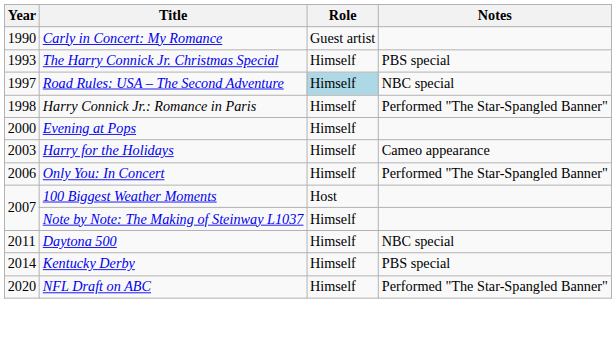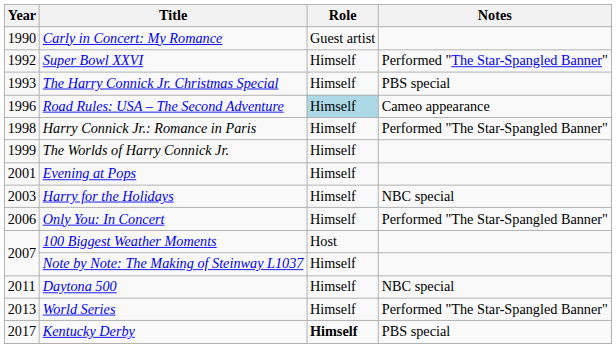+ row: (93, 60)
(22, 83) 1997 -> (22, 106) 1996
(418, 83) NBC special -> (436, 106) Cameo appearance
+ row: (136, 151)
(22, 128) 2000 -> (22, 173) 2001
(436, 151) Cameo appearance -> (418, 196) NBC special
+ row: (79, 309)
(22, 264) 2014 -> (22, 331) 2017
(333, 264) normal -> (334, 331) bold
- row: (97, 286)
